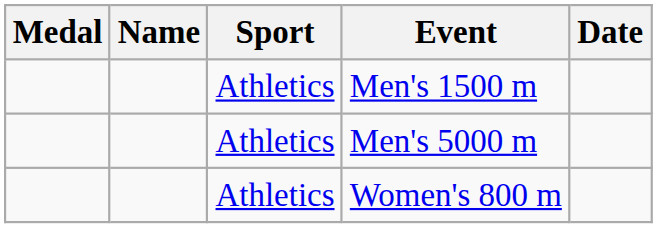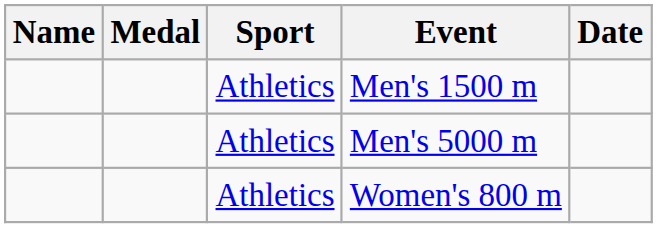columns swapped: (58, 31) <-> (159, 31)
